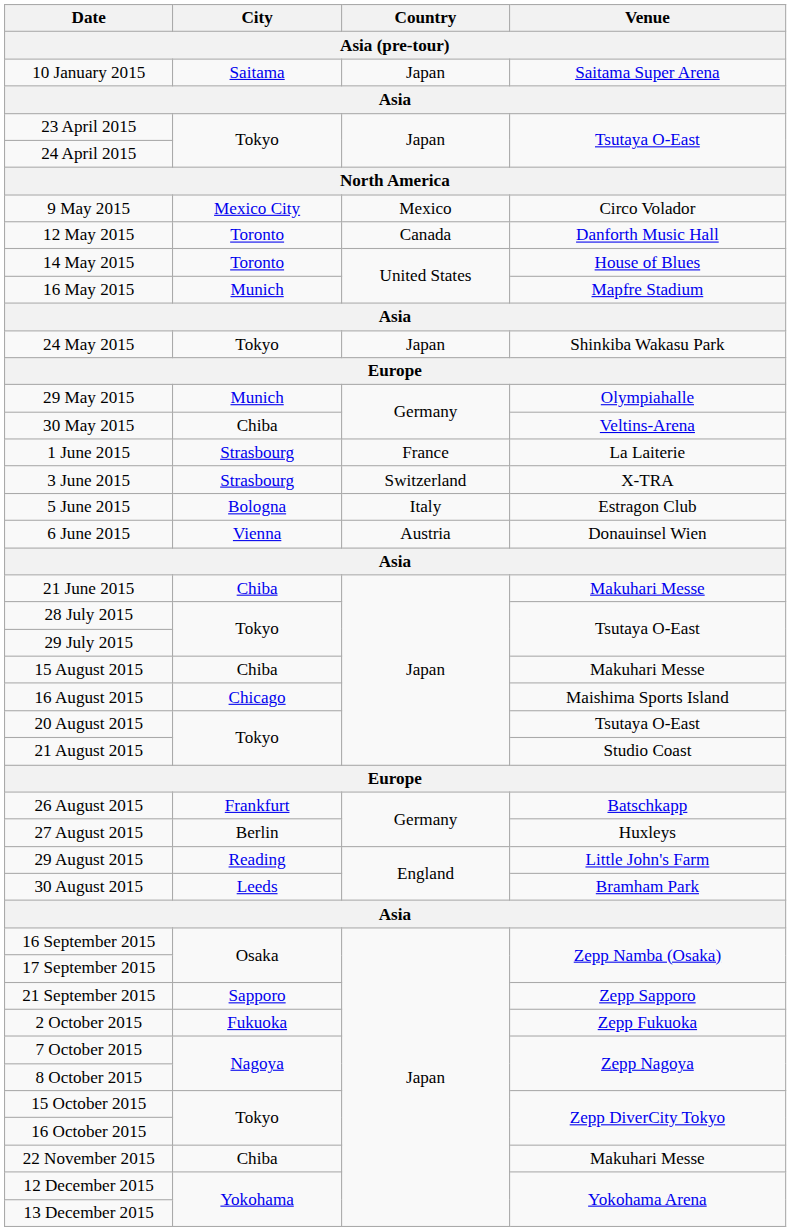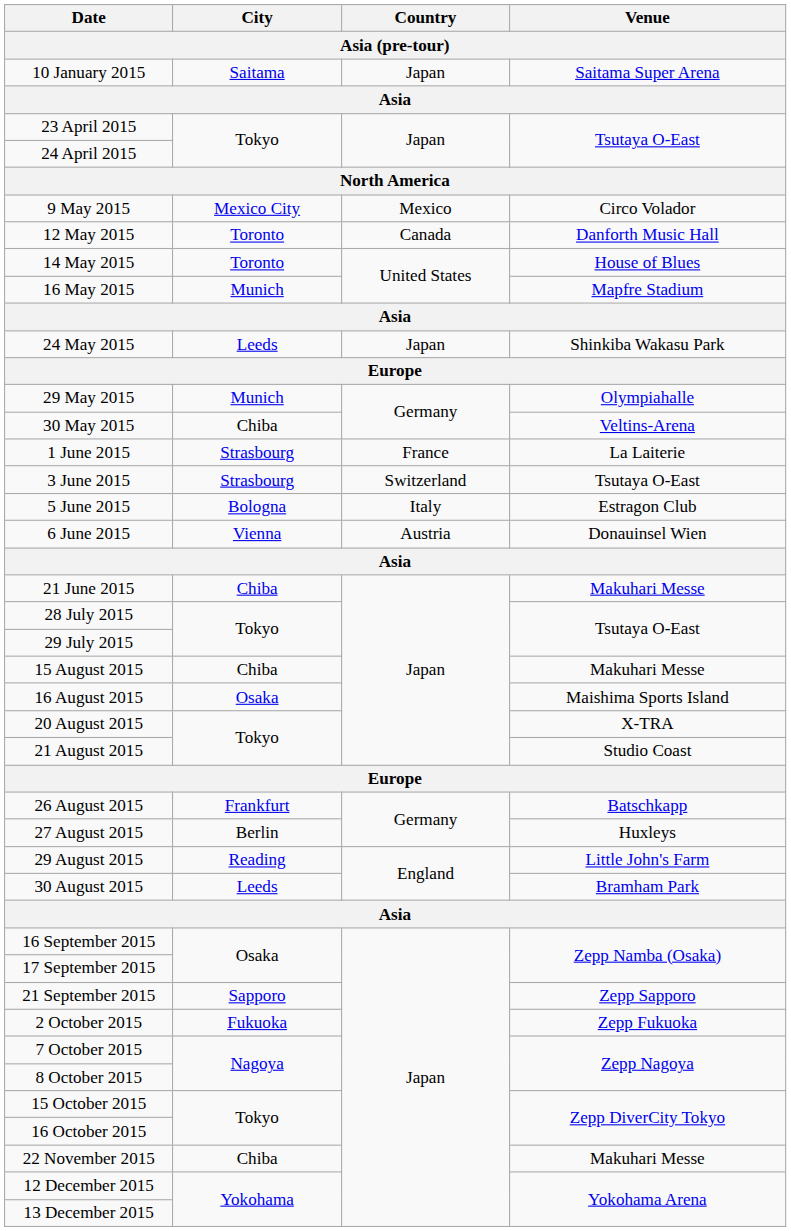(257, 343) Tokyo -> (257, 343) Leeds
(647, 479) X-TRA -> (647, 479) Tsutaya O-East
(257, 696) Chicago -> (257, 696) Osaka
(647, 724) Tsutaya O-East -> (647, 724) X-TRA
